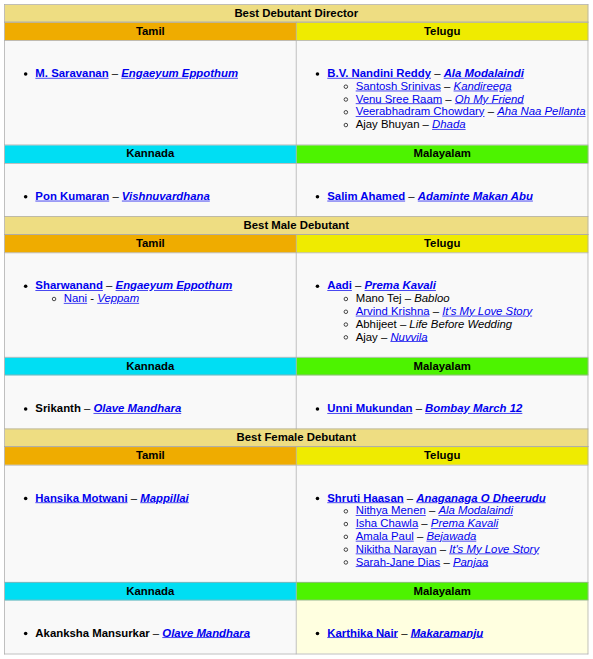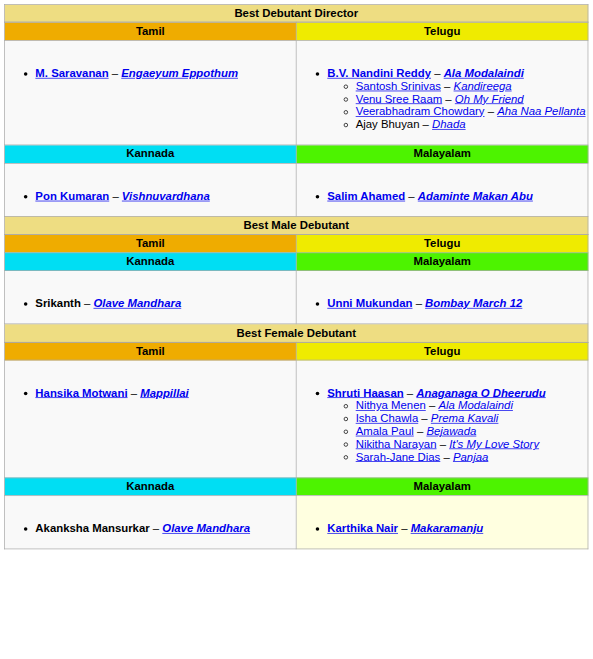- row: (150, 292)
